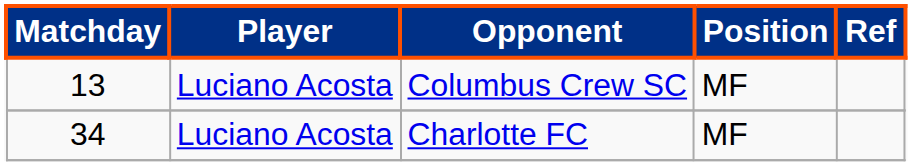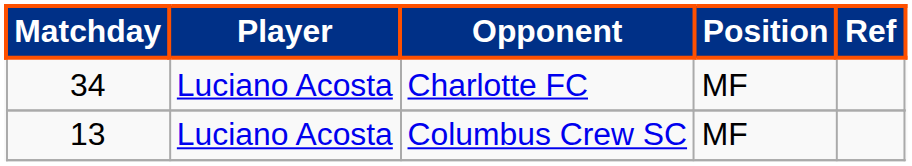rows swapped: (547, 84) <-> (498, 134)
